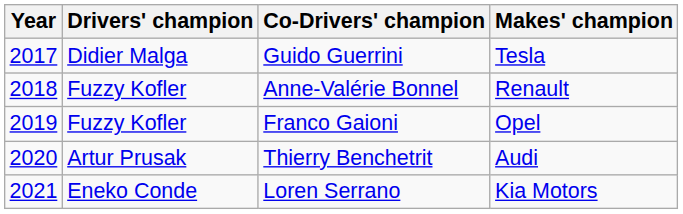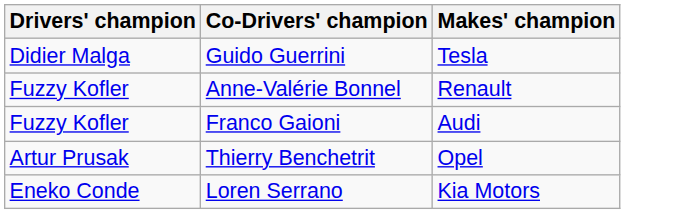- column: (33, 21)
(518, 123) Opel -> (459, 123) Audi
(517, 157) Audi -> (460, 157) Opel
